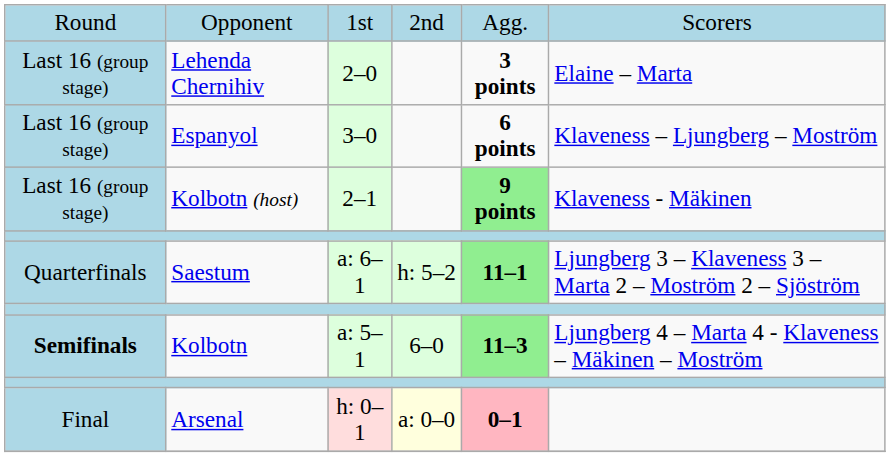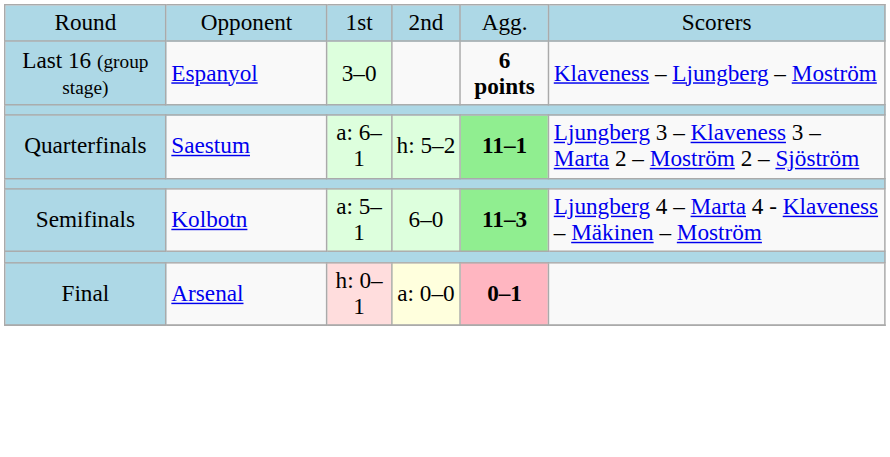- row: (218, 72)
- row: (235, 198)
(85, 345) bold -> (85, 219) normal
